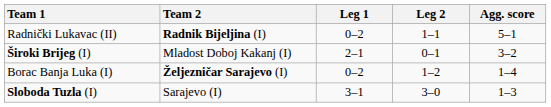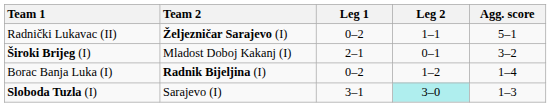(214, 33) Radnik Bijeljina (I) -> (225, 33) Željezničar Sarajevo (I)
(225, 72) Željezničar Sarajevo (I) -> (214, 72) Radnik Bijeljina (I)
(431, 92) no background -> (431, 92) paleturquoise background
